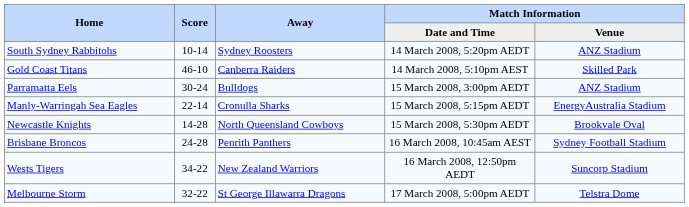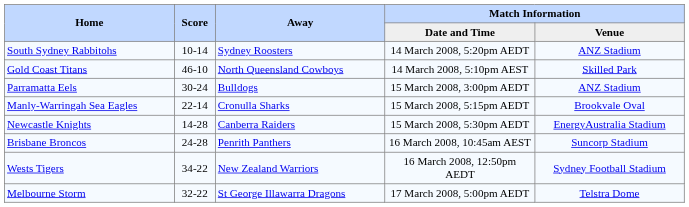(256, 69) Canberra Raiders -> (281, 69) North Queensland Cowboys
(609, 106) EnergyAustralia Stadium -> (609, 106) Brookvale Oval
(281, 124) North Queensland Cowboys -> (256, 124) Canberra Raiders
(609, 124) Brookvale Oval -> (609, 124) EnergyAustralia Stadium
(609, 143) Sydney Football Stadium -> (609, 143) Suncorp Stadium
(609, 168) Suncorp Stadium -> (609, 168) Sydney Football Stadium
